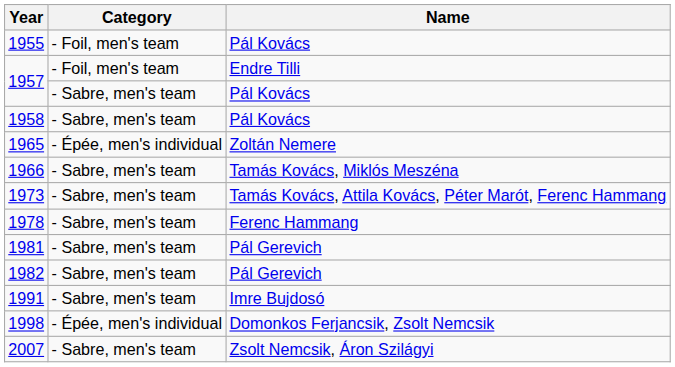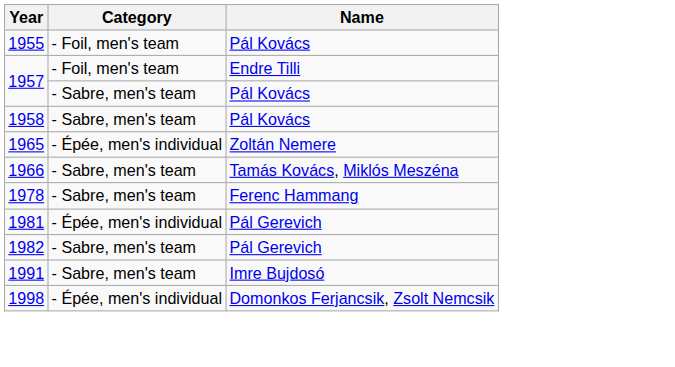- row: (26, 196)
(124, 247) - Sabre, men's team -> (137, 222) - Épée, men's individual
- row: (26, 349)
